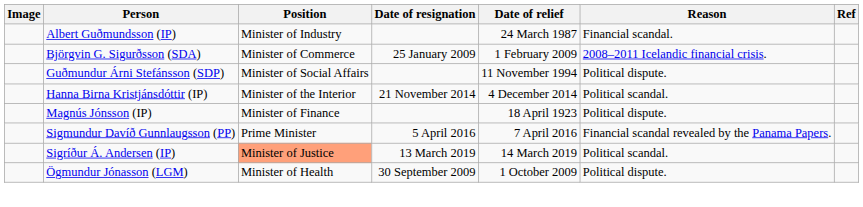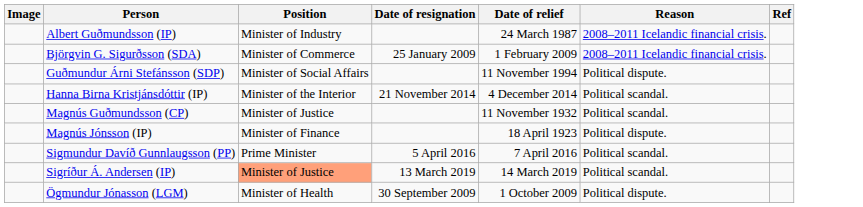(628, 34) Financial scandal. -> (675, 34) 2008–2011 Icelandic financial crisis.
+ row: (117, 113)
(707, 133) Financial scandal revealed by the Panama Papers. -> (625, 152) Political scandal.
